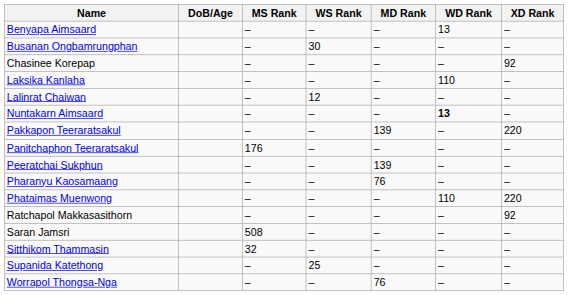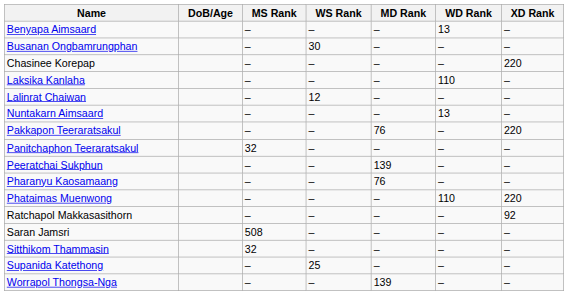(510, 63) 92 -> (513, 63) 220
(444, 114) bold -> (444, 114) normal
(383, 131) 139 -> (380, 131) 76
(254, 148) 176 -> (251, 148) 32
(380, 282) 76 -> (383, 282) 139
